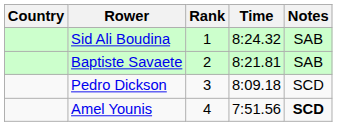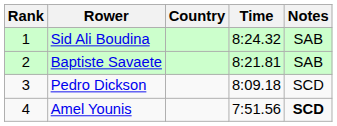columns swapped: (207, 16) <-> (36, 16)
